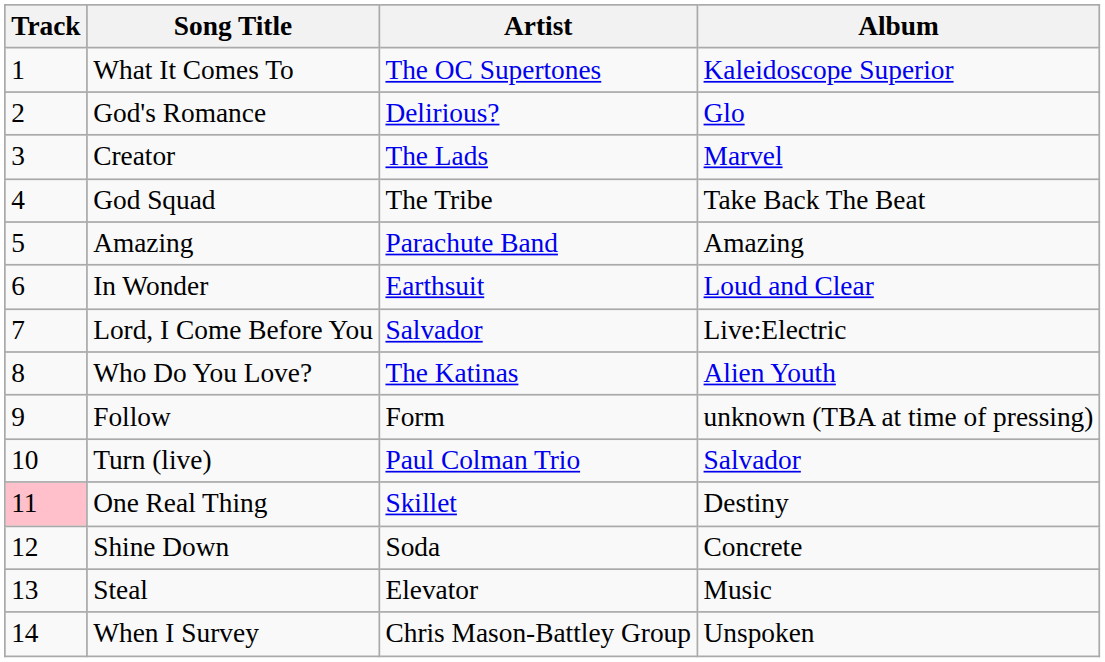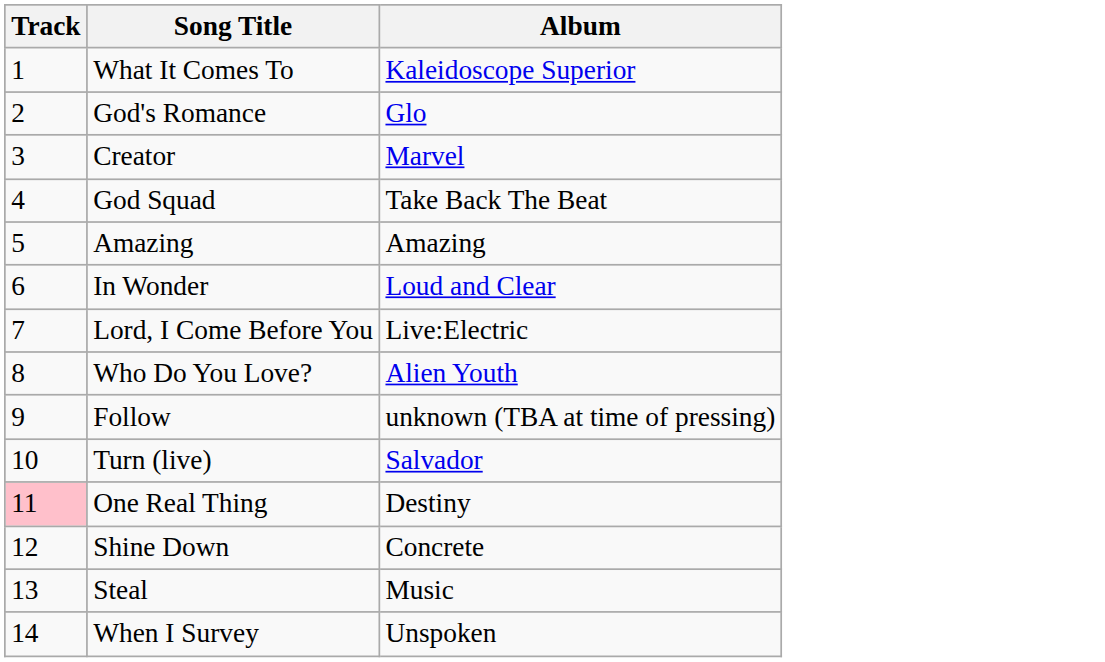- column: (538, 26)
